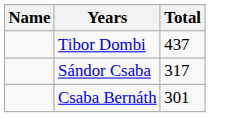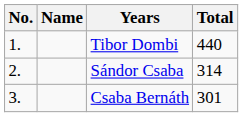+ column: (21, 17)
(177, 44) 437 -> (209, 44) 440
(177, 71) 317 -> (209, 71) 314
